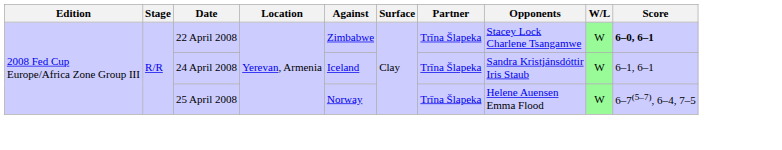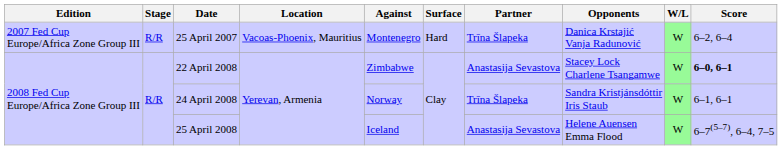+ row: (206, 37)
(451, 37) Trīna Šlapeka -> (513, 67) Anastasija Sevastova
(343, 67) Iceland -> (384, 98) Norway
(345, 98) Norway -> (383, 129) Iceland
(451, 98) Trīna Šlapeka -> (513, 129) Anastasija Sevastova
